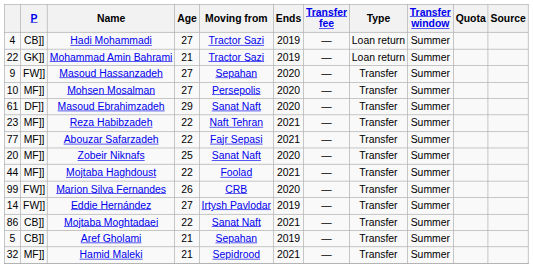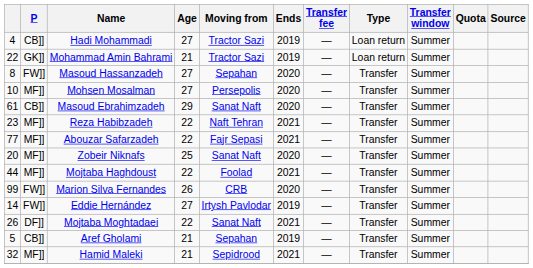(13, 73) 9 -> (13, 73) 8
(34, 106) DF]] -> (34, 106) CB]]
(13, 222) 86 -> (13, 222) 26
(34, 222) CB]] -> (34, 222) DF]]
